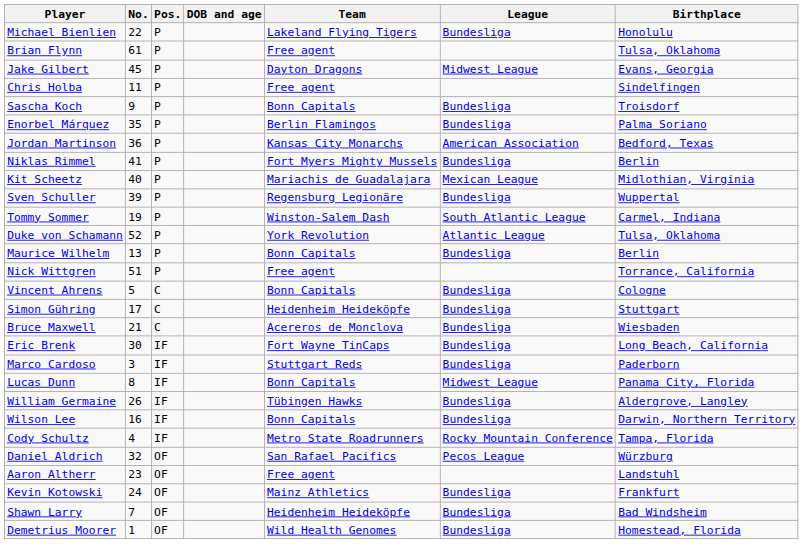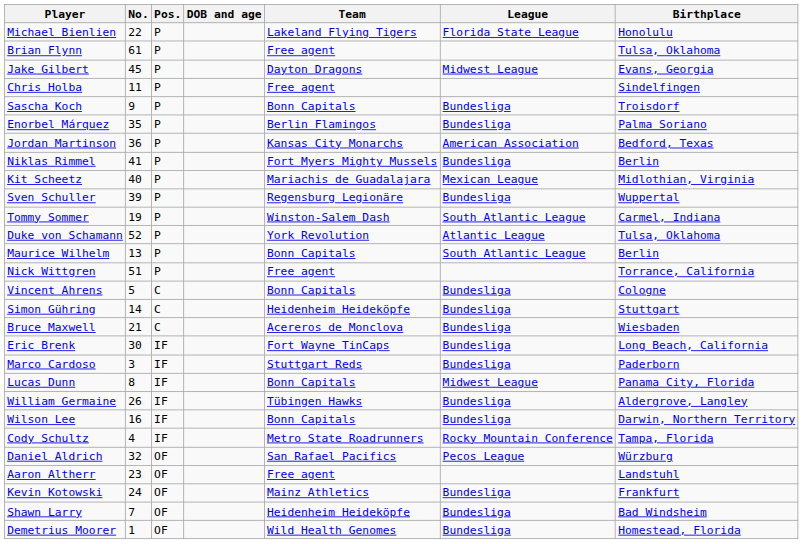(477, 32) Bundesliga -> (511, 32) Florida State League
(477, 253) Bundesliga -> (514, 253) South Atlantic League
(135, 309) 17 -> (135, 309) 14
